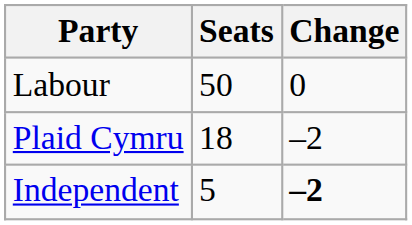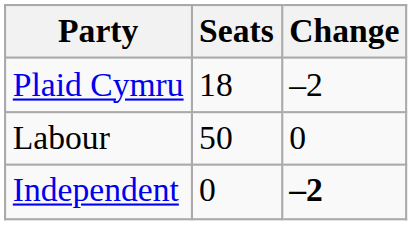rows swapped: (61, 84) <-> (98, 137)
(208, 191) 5 -> (208, 191) 0
